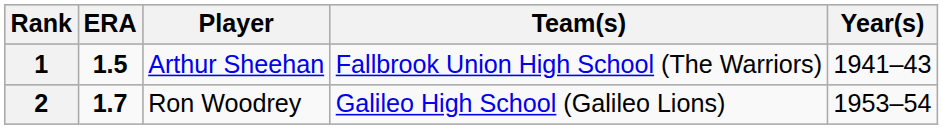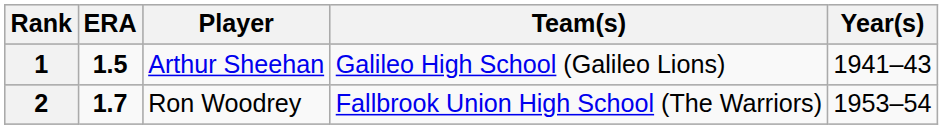(579, 64) Fallbrook Union High School (The Warriors) -> (531, 64) Galileo High School (Galileo Lions)
(531, 104) Galileo High School (Galileo Lions) -> (579, 104) Fallbrook Union High School (The Warriors)
